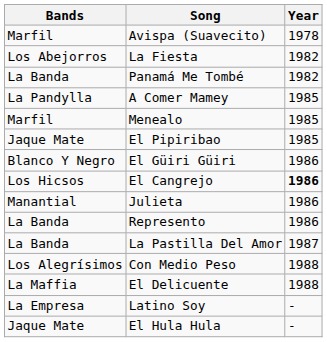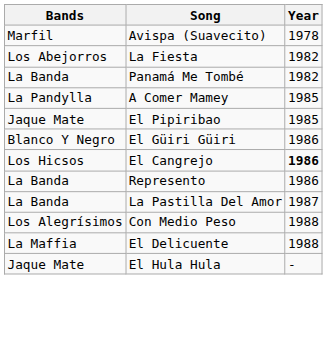- row: (155, 119)
- row: (155, 202)
- row: (167, 306)
